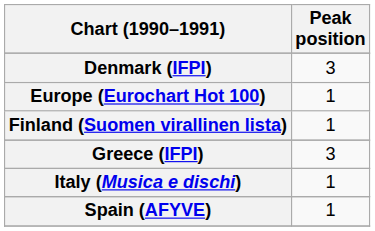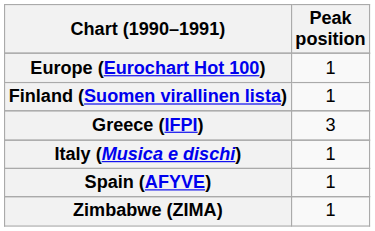- row: (148, 67)
+ row: (148, 211)
